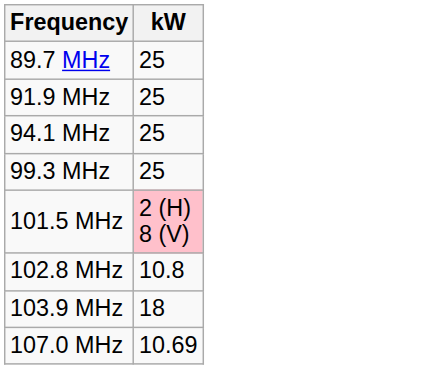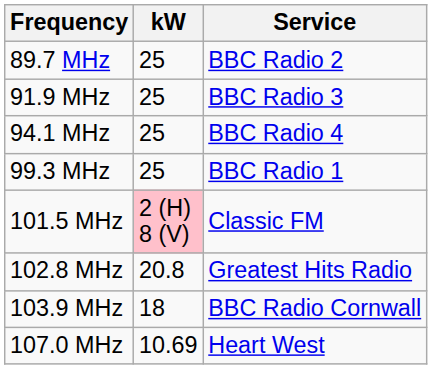+ column: (315, 23)
(162, 271) 10.8 -> (162, 271) 20.8
